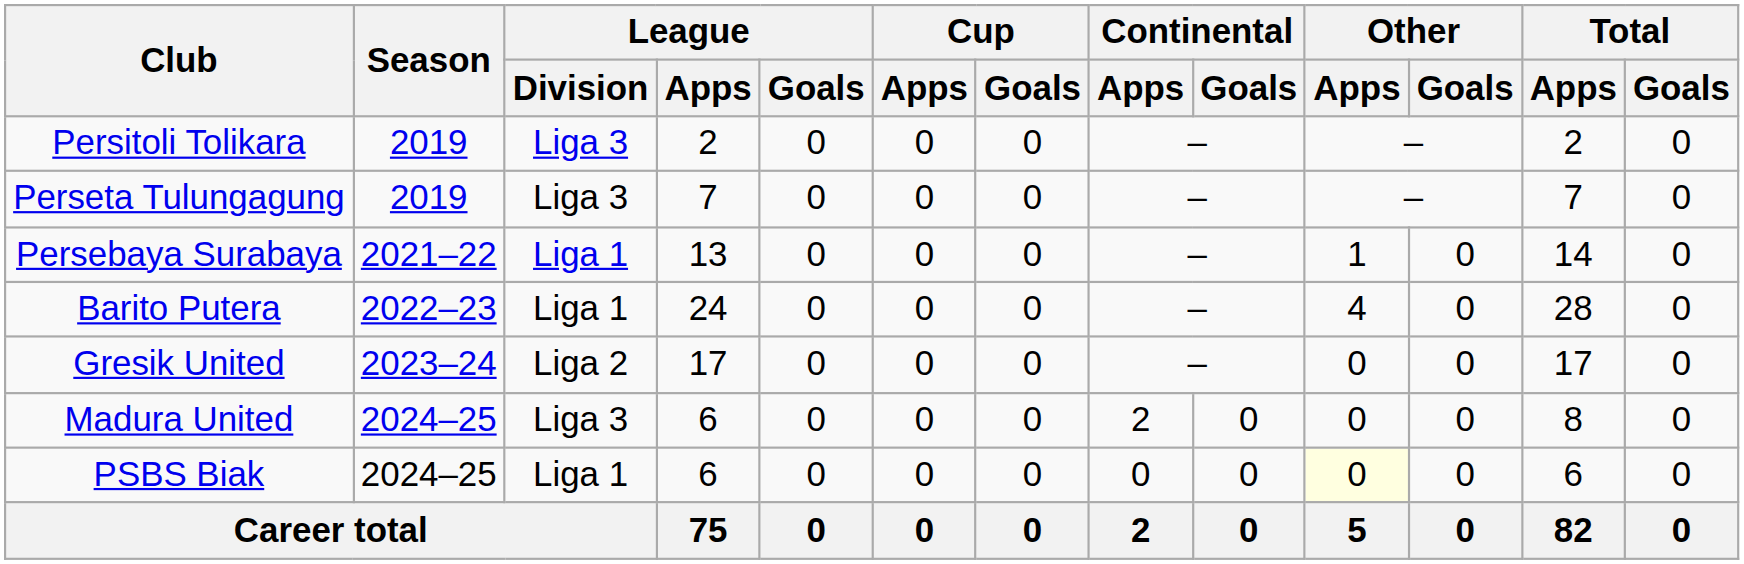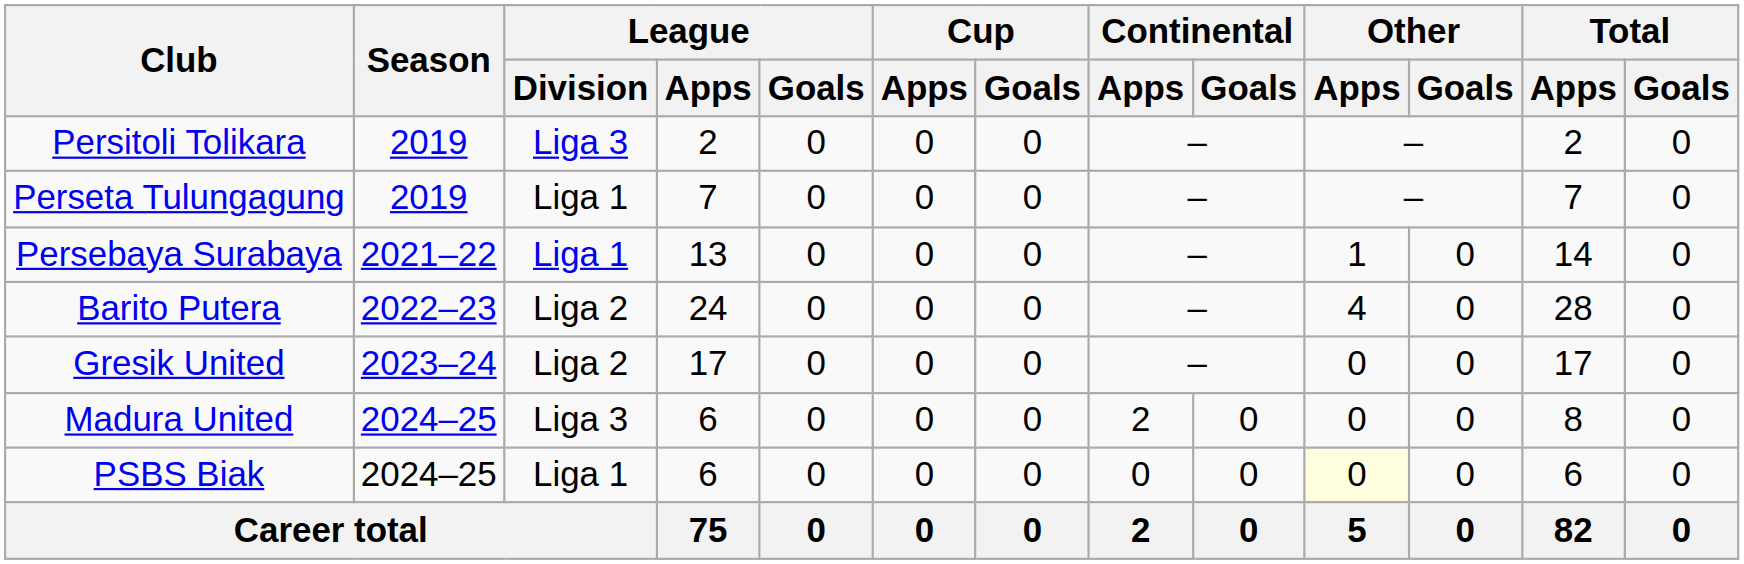(581, 198) Liga 3 -> (581, 198) Liga 1
(581, 308) Liga 1 -> (581, 308) Liga 2
